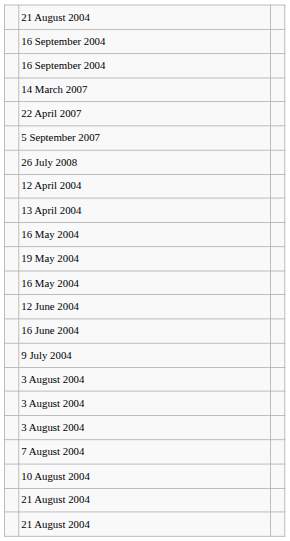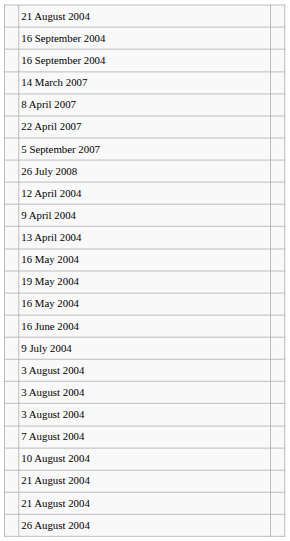+ row: (12, 105)
+ row: (12, 215)
- row: (12, 307)
+ row: (12, 525)
